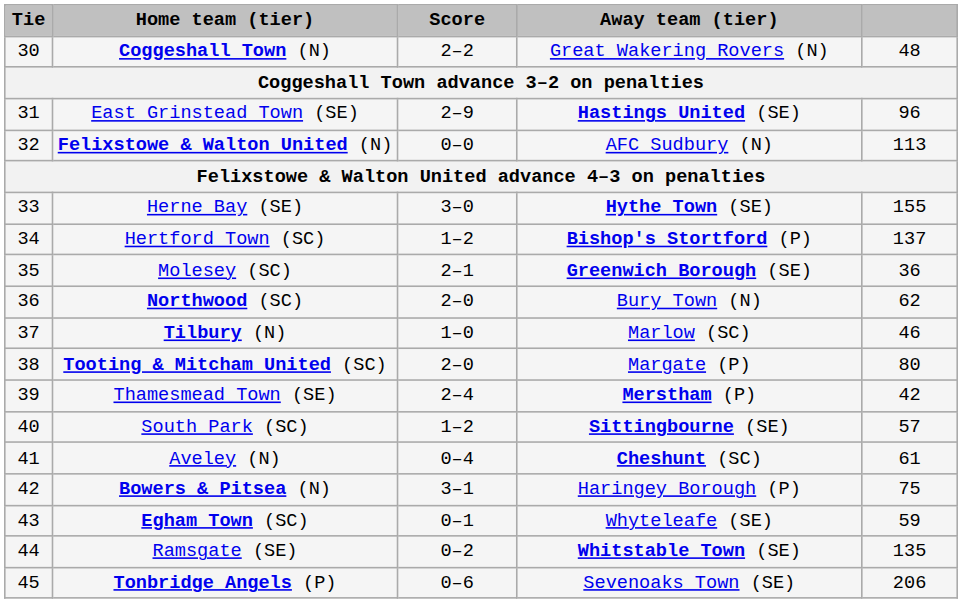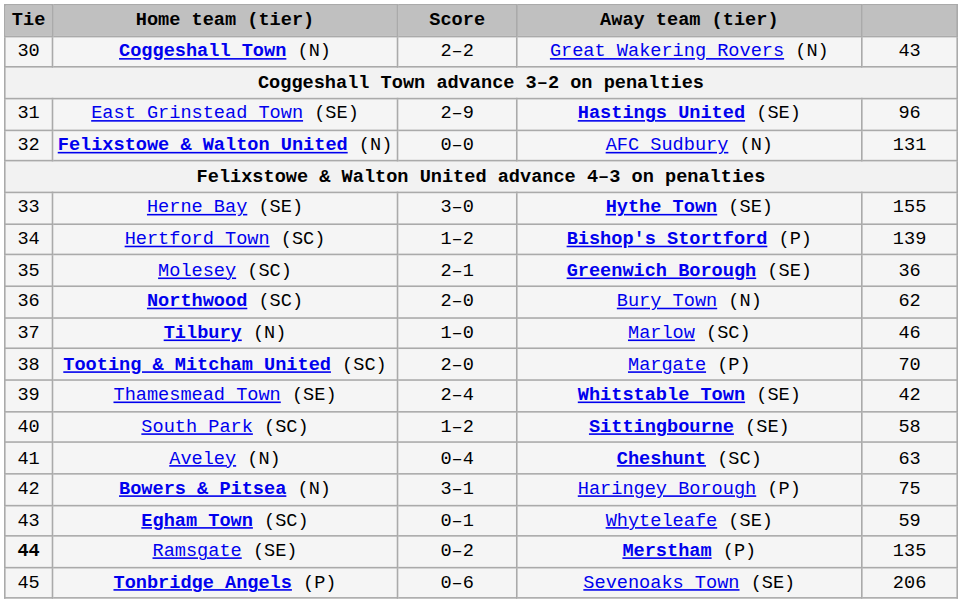(910, 51) 48 -> (910, 51) 43
(910, 145) 113 -> (910, 145) 131
(910, 239) 137 -> (910, 239) 139
(910, 364) 80 -> (910, 364) 70
(689, 395) Merstham (P) -> (689, 395) Whitstable Town (SE)
(910, 426) 57 -> (910, 426) 58
(910, 458) 61 -> (910, 458) 63
(29, 551) normal -> (29, 551) bold
(689, 551) Whitstable Town (SE) -> (689, 551) Merstham (P)
